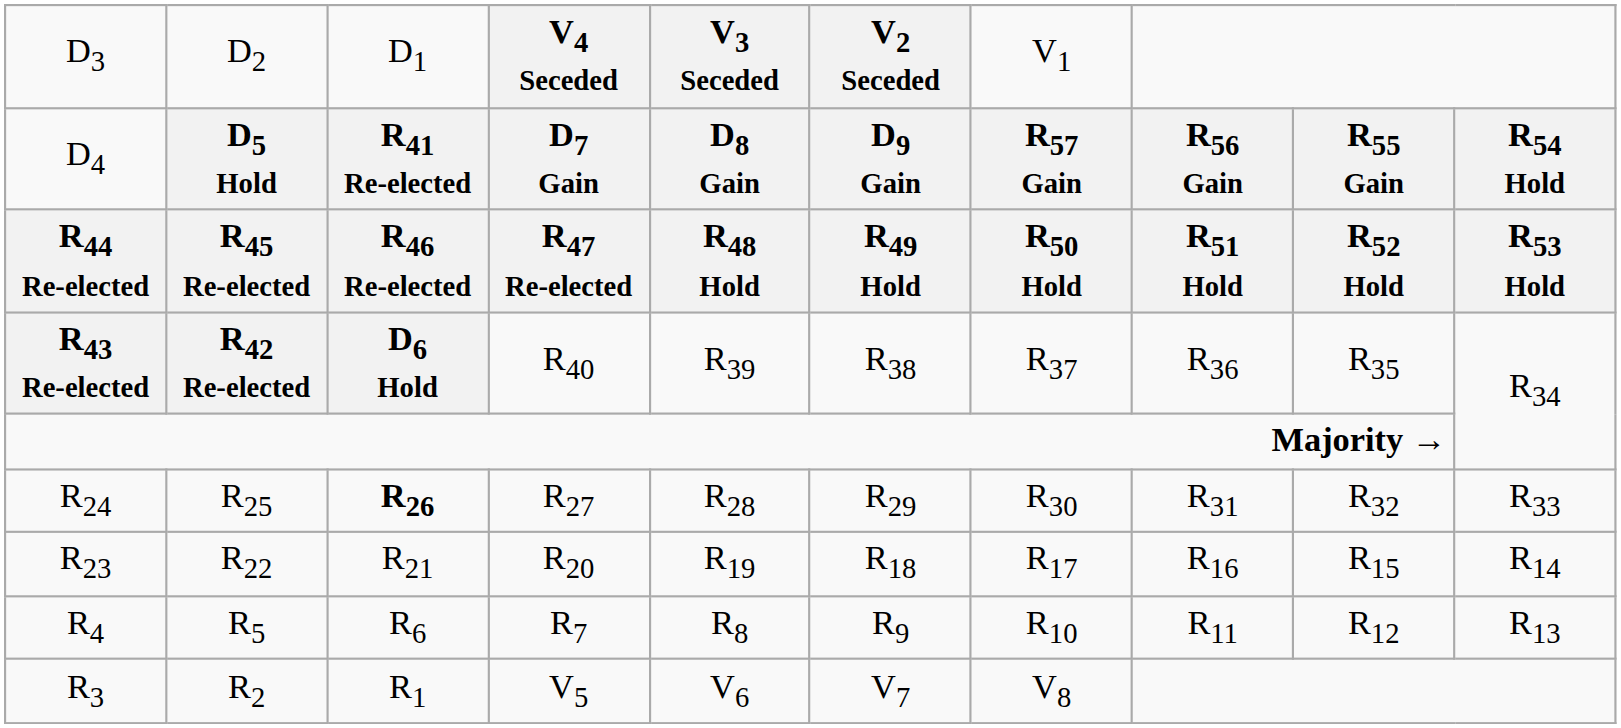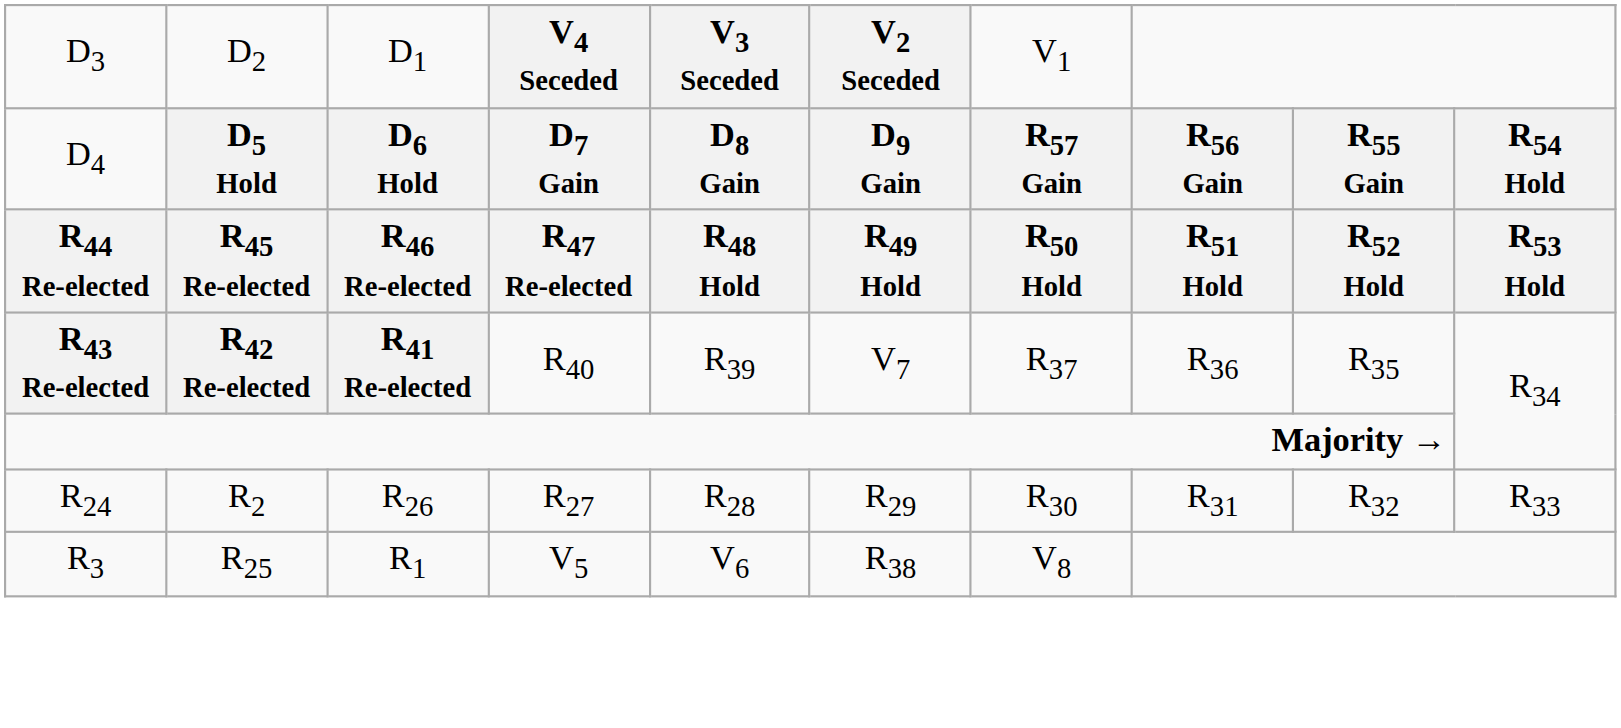(408, 157) R41 Re-elected -> (408, 157) D6 Hold
(408, 362) D6 Hold -> (408, 362) R41 Re-elected
(891, 362) R38 -> (891, 362) V7
(247, 499) R25 -> (247, 499) R2
(408, 499) bold -> (408, 499) normal
- row: (86, 563)
- row: (86, 626)
(247, 690) R2 -> (247, 563) R25
(891, 690) V7 -> (891, 563) R38
